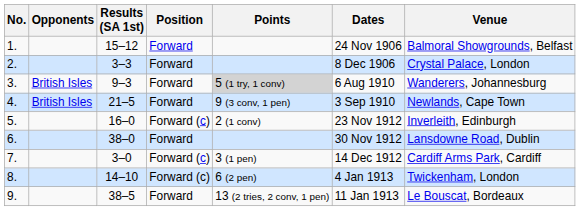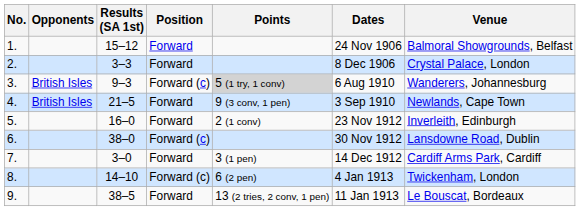(171, 83) Forward -> (180, 83) Forward (c)
(180, 121) Forward (c) -> (171, 121) Forward
(171, 139) Forward -> (180, 139) Forward (c)
(180, 158) Forward (c) -> (171, 158) Forward
